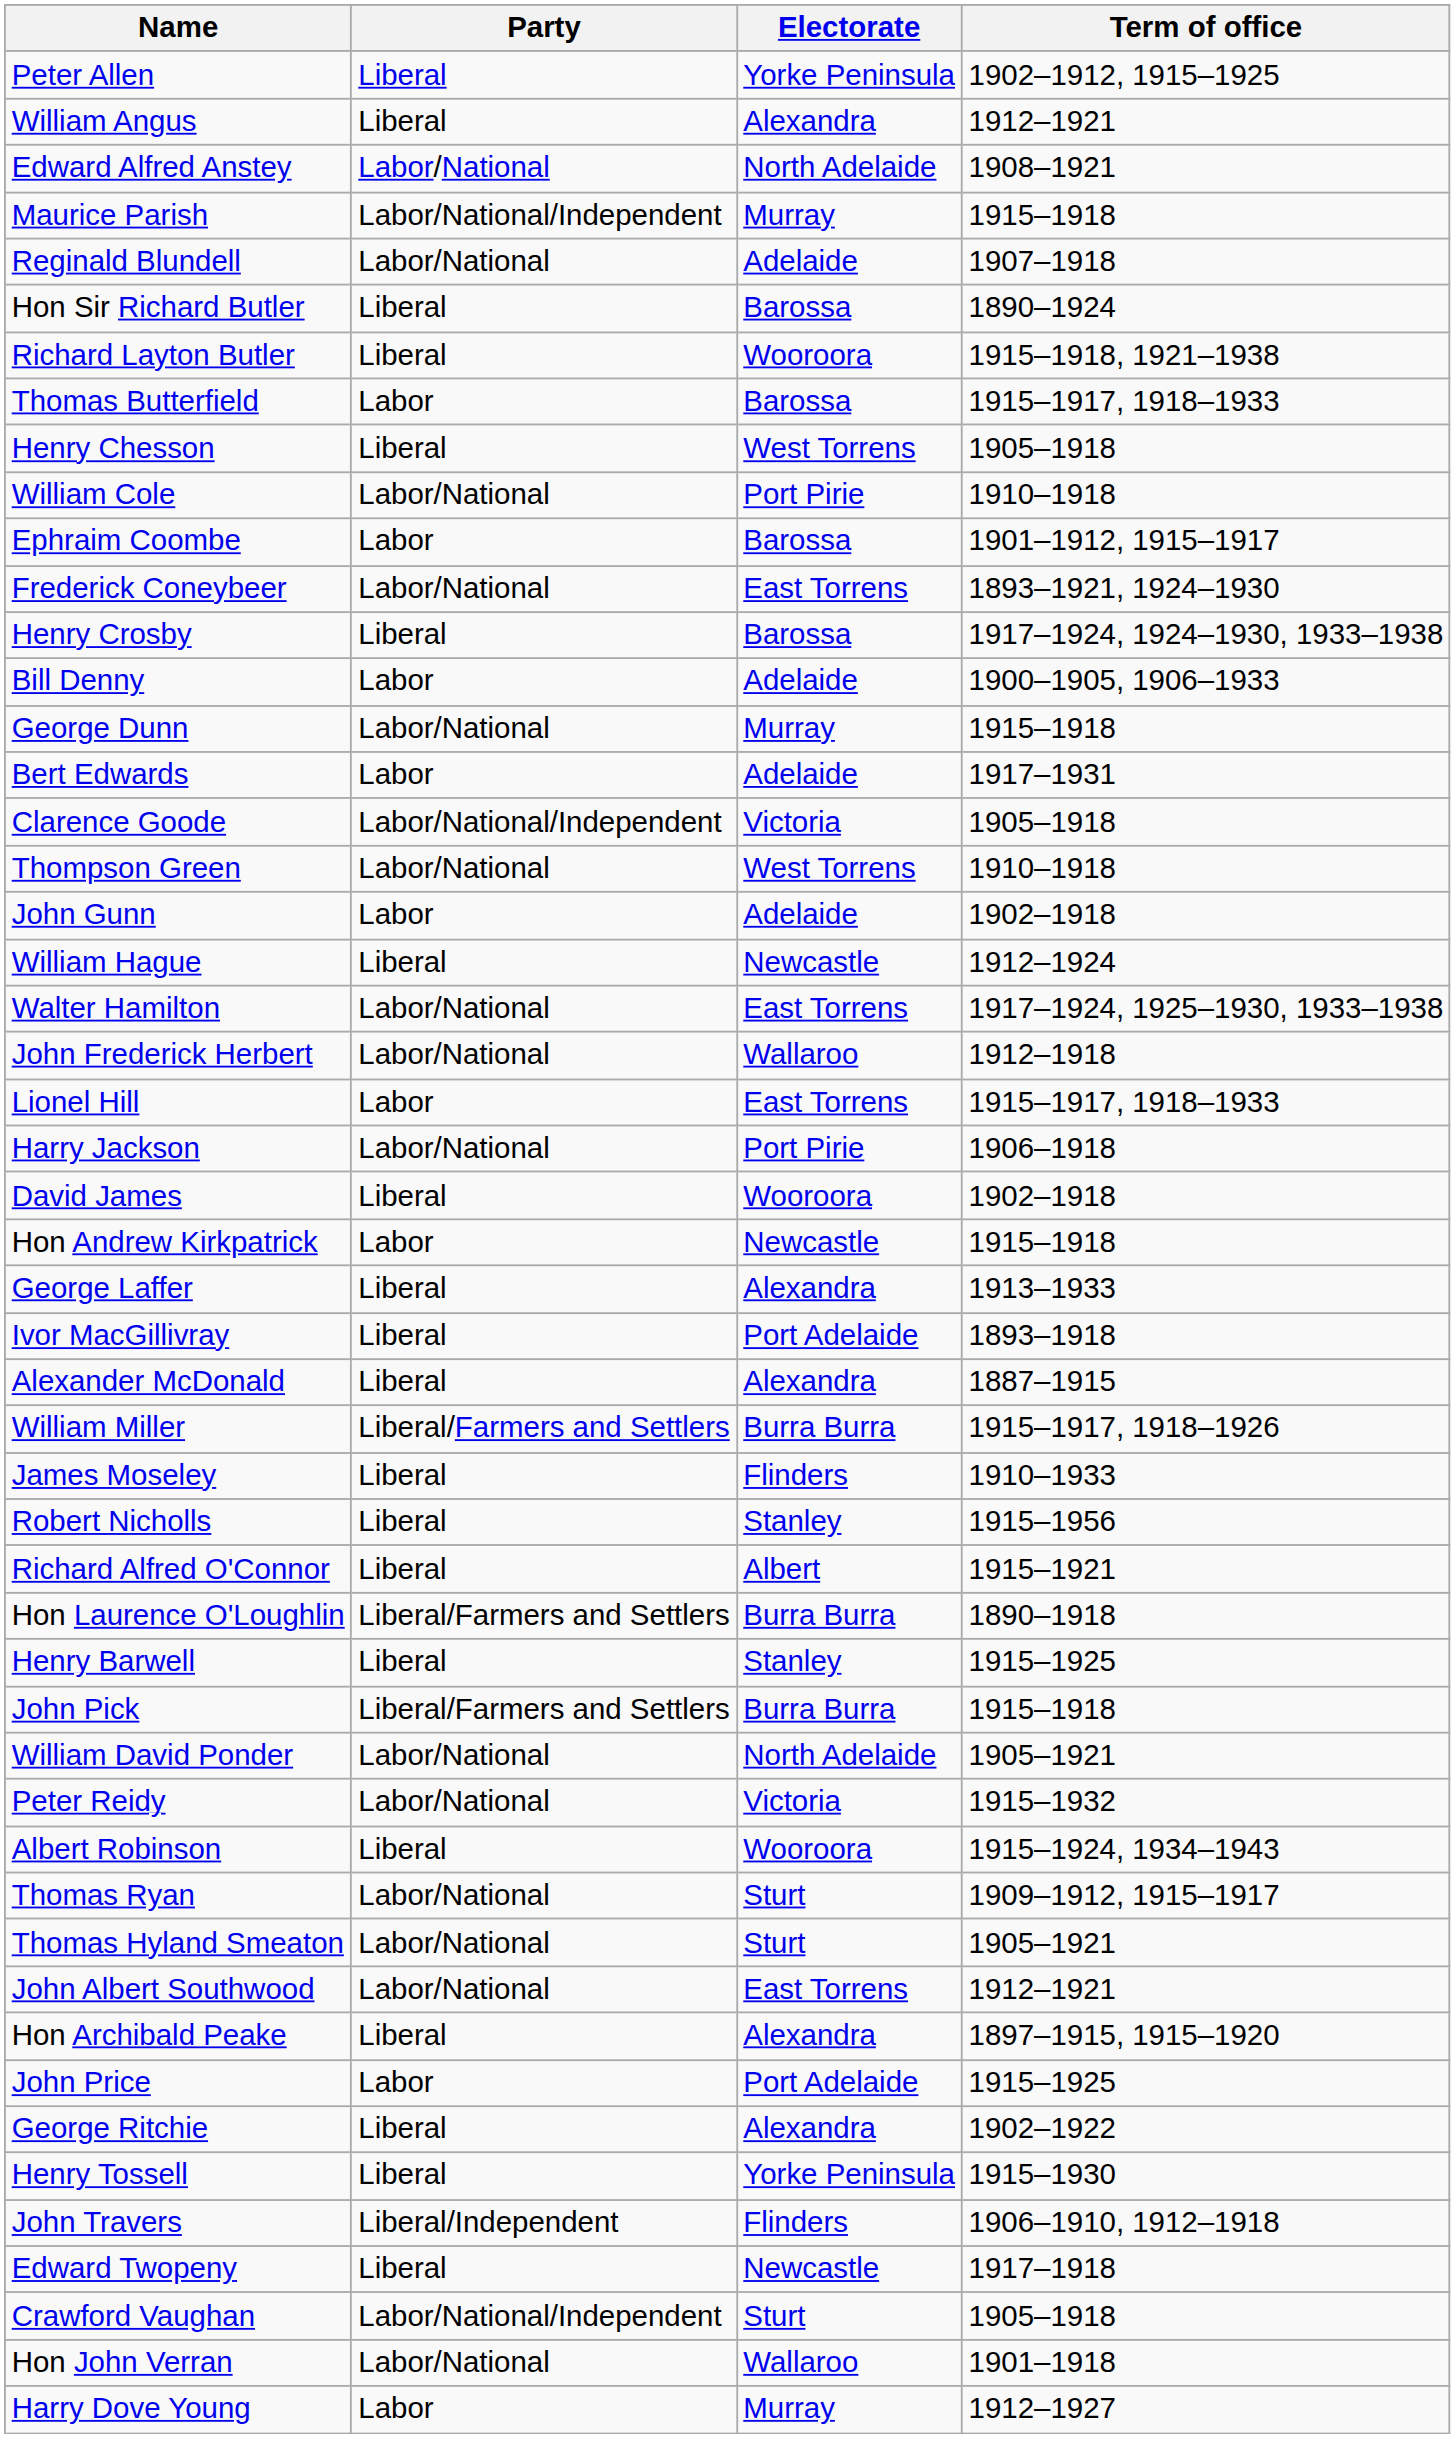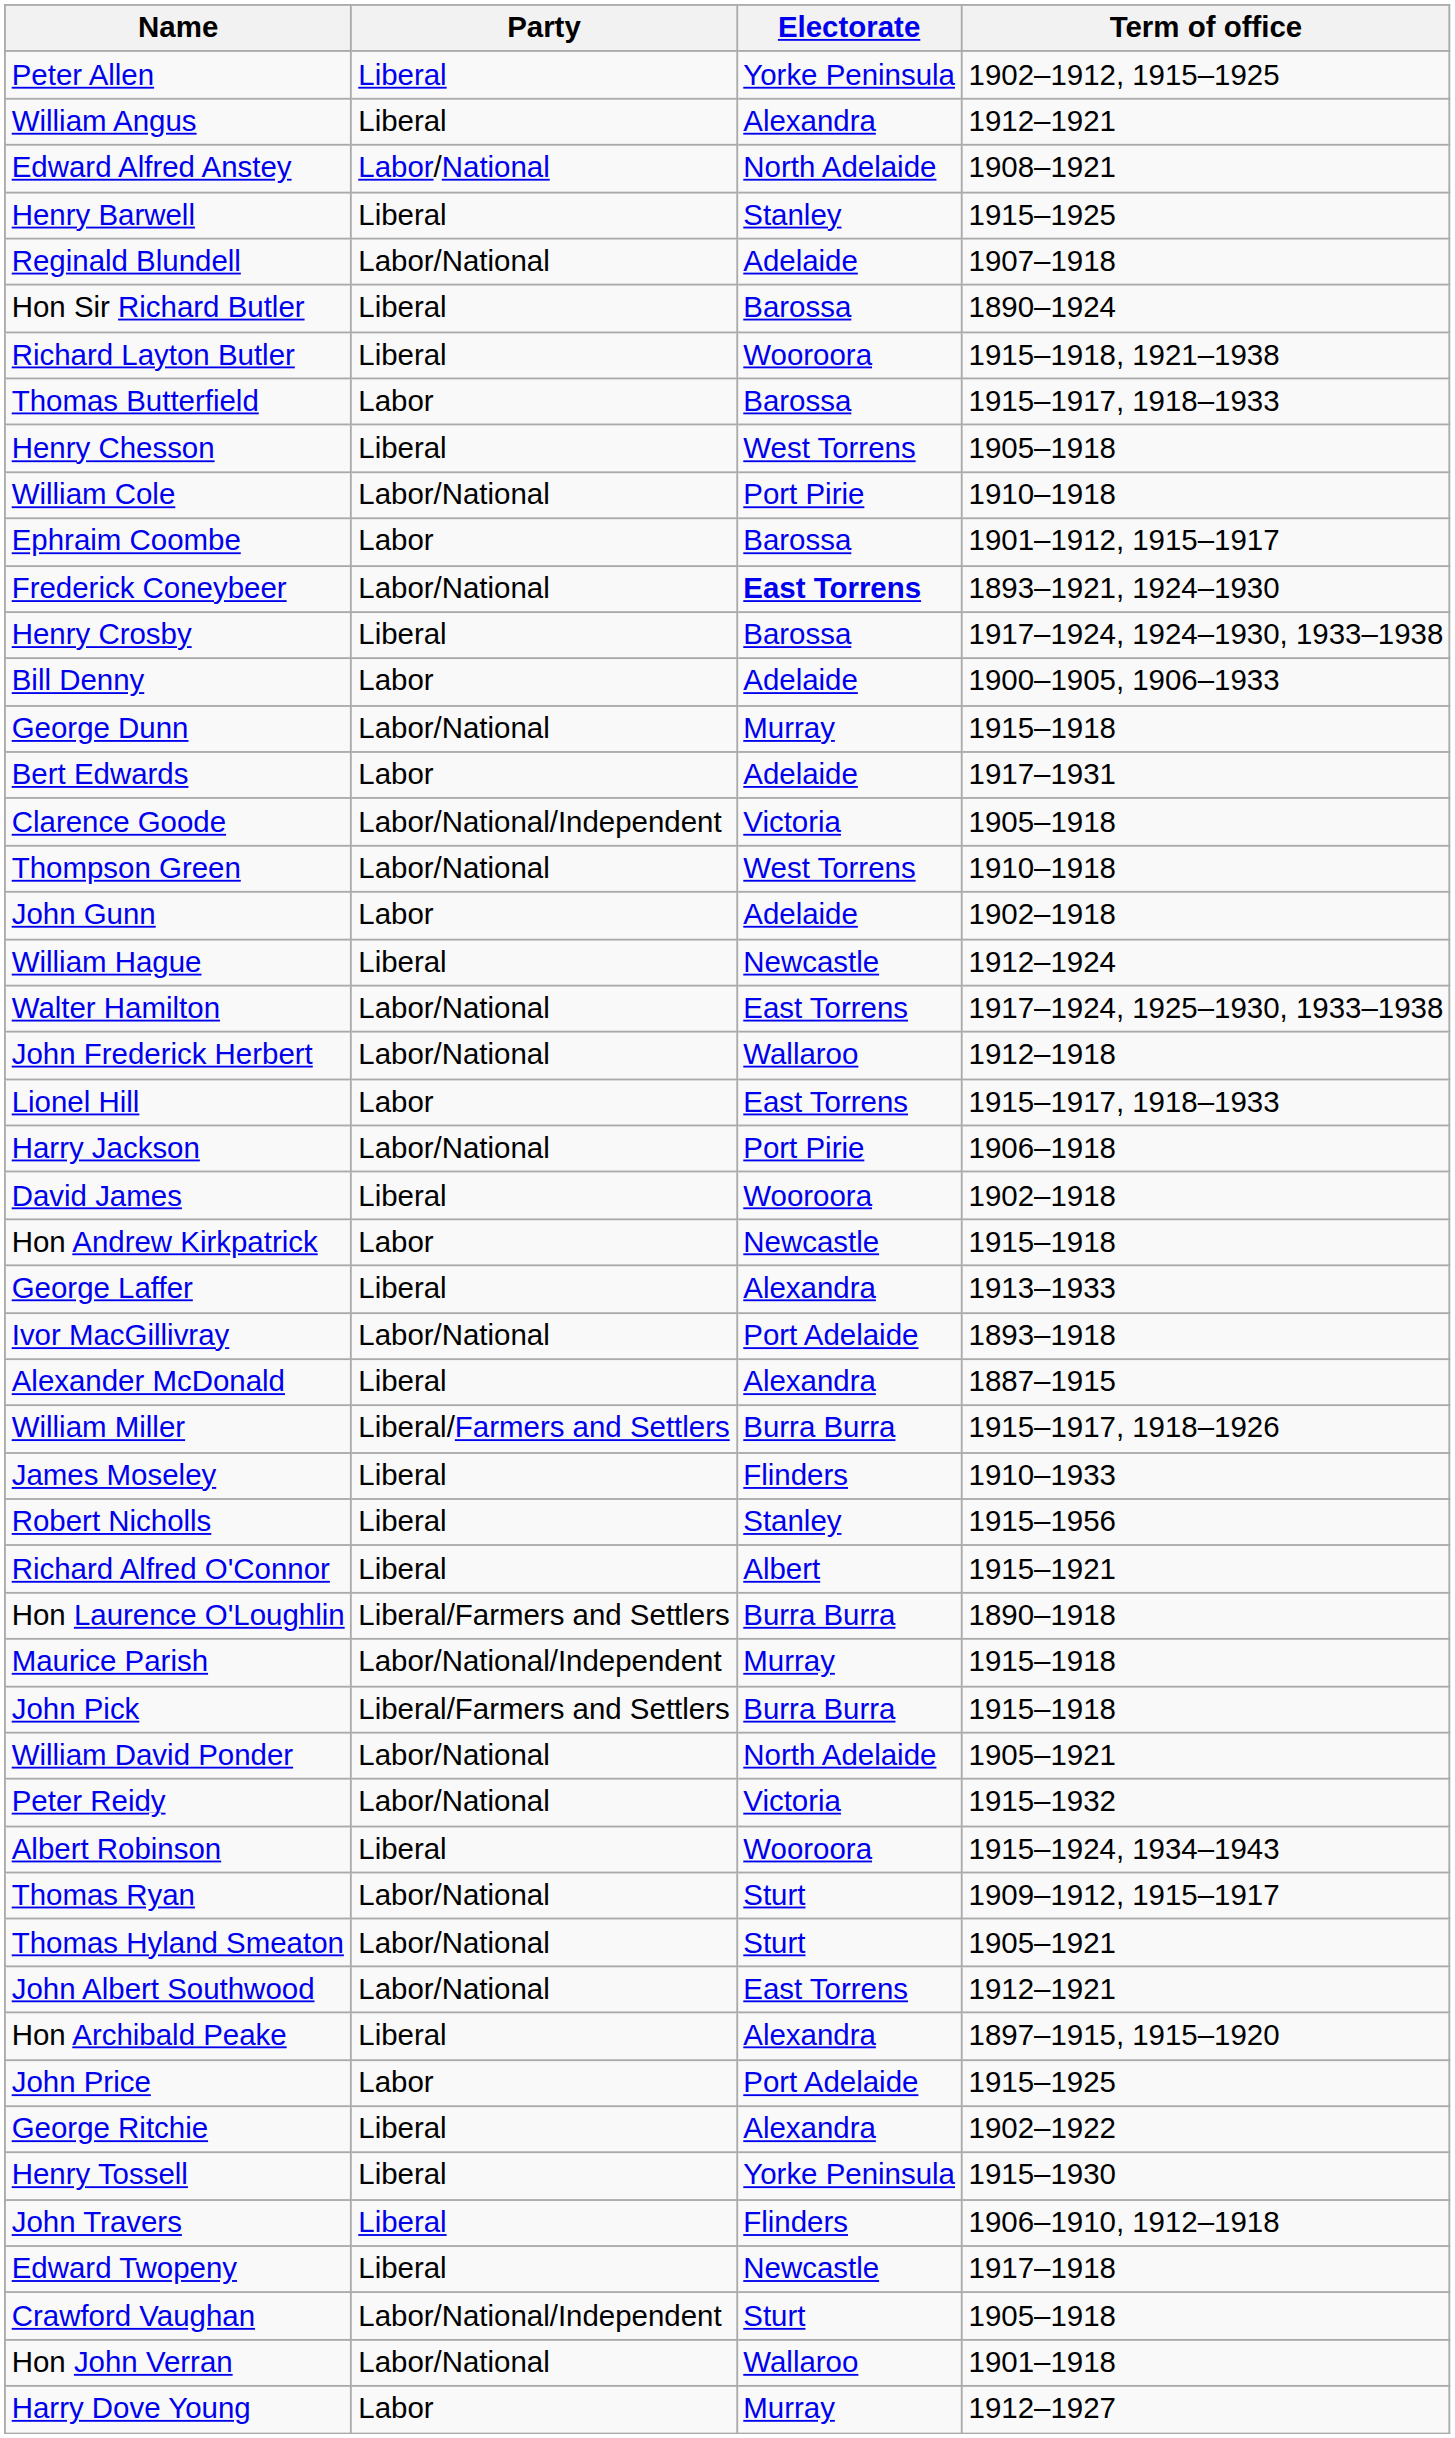rows swapped: (103, 1661) <-> (110, 214)
(826, 588) normal -> (832, 588) bold
(402, 1335) Liberal -> (454, 1335) Labor/National
(488, 2222) Liberal/Independent -> (402, 2222) Liberal
